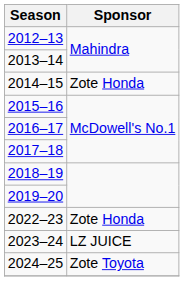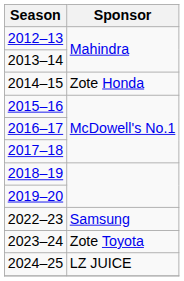(107, 219) Zote Honda -> (100, 219) Samsung
(101, 241) LZ JUICE -> (107, 241) Zote Toyota
(107, 264) Zote Toyota -> (101, 264) LZ JUICE
